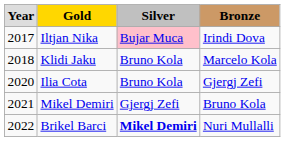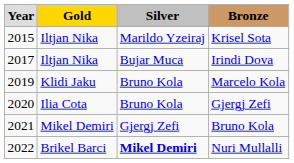+ row: (241, 37)
(152, 37) pink background -> (152, 59) no background
(21, 59) 2018 -> (21, 81) 2019
